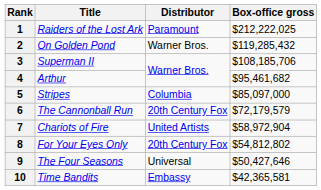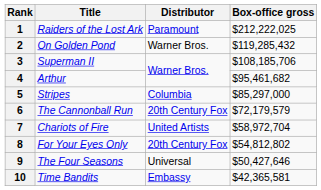(261, 95) $85,097,000 -> (261, 95) $85,297,000
(261, 128) $58,972,904 -> (261, 128) $58,972,704
